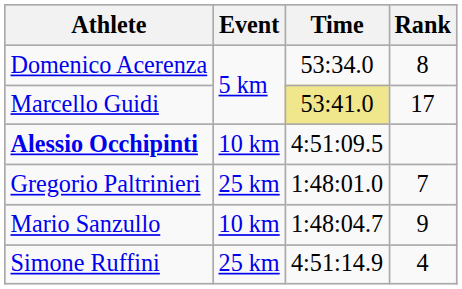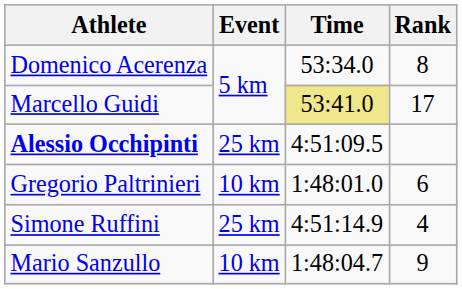(249, 144) 10 km -> (249, 144) 25 km
(249, 184) 25 km -> (249, 184) 10 km
(423, 184) 7 -> (423, 184) 6
rows swapped: (85, 264) <-> (85, 224)
